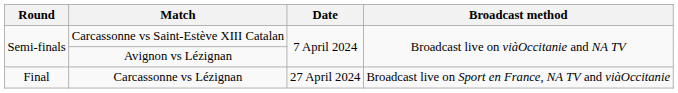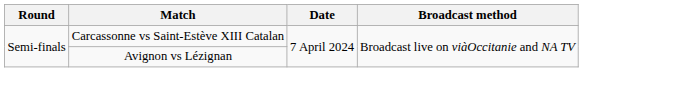- row: (178, 78)
